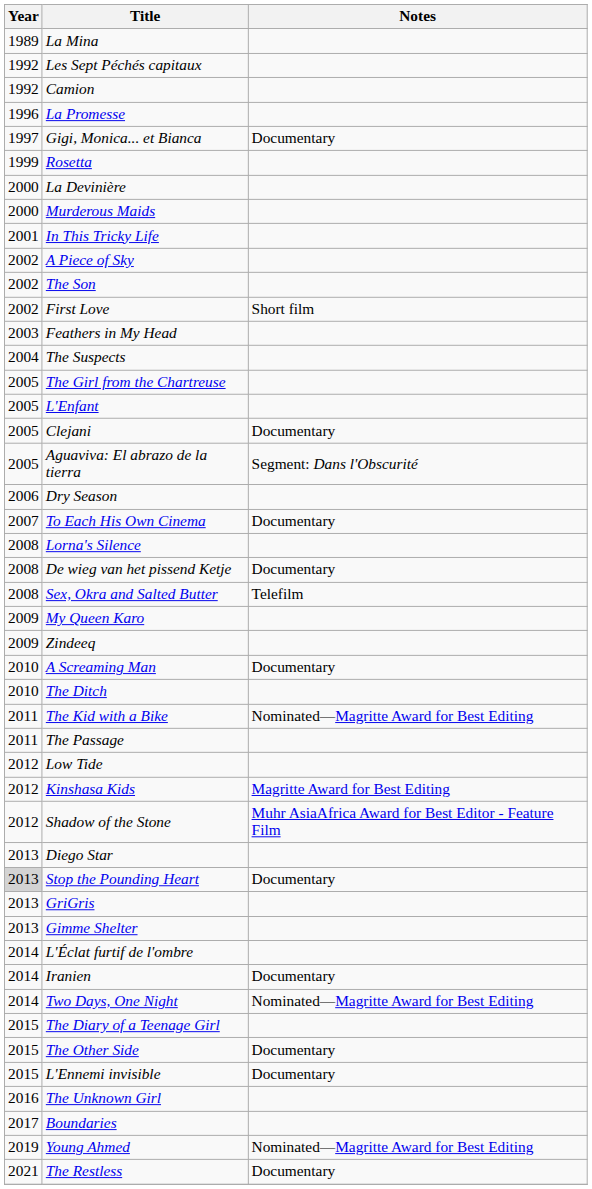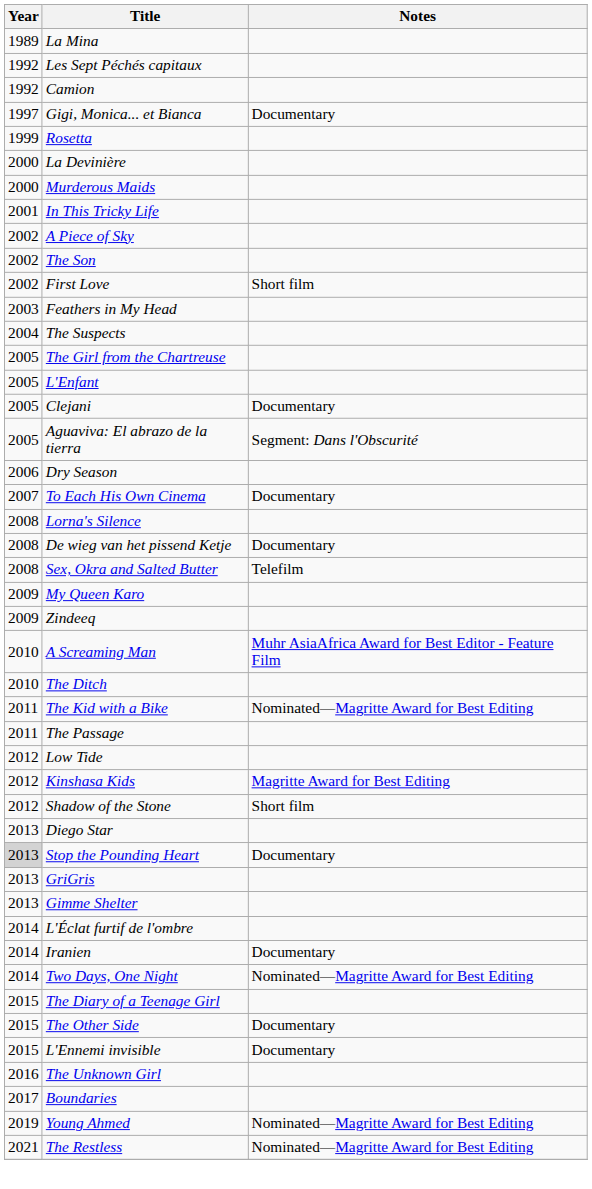- row: (85, 114)
(293, 667) Documentary -> (403, 651) Muhr AsiaAfrica Award for Best Editor - Feature Film
(403, 822) Muhr AsiaAfrica Award for Best Editor - Feature Film -> (283, 806) Short film
(293, 1171) Documentary -> (393, 1147) Nominated—Magritte Award for Best Editing
